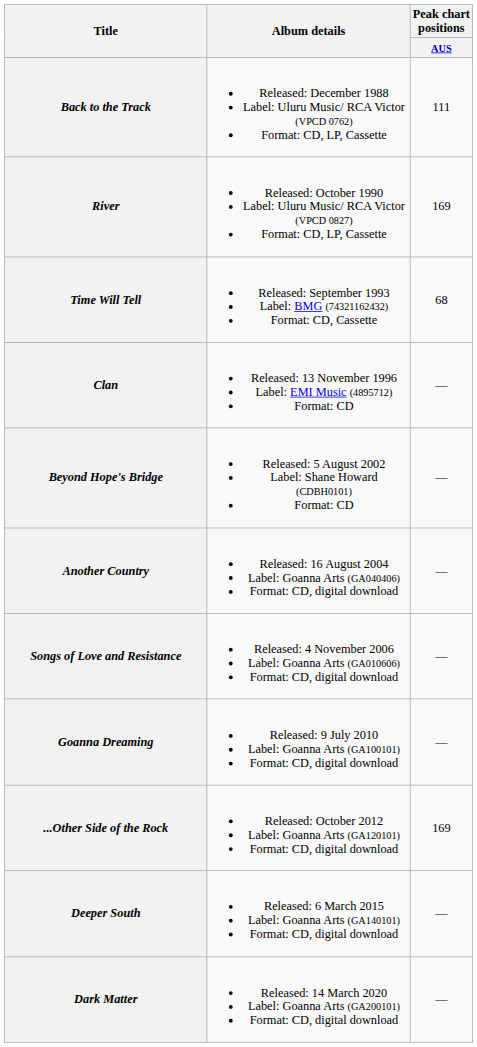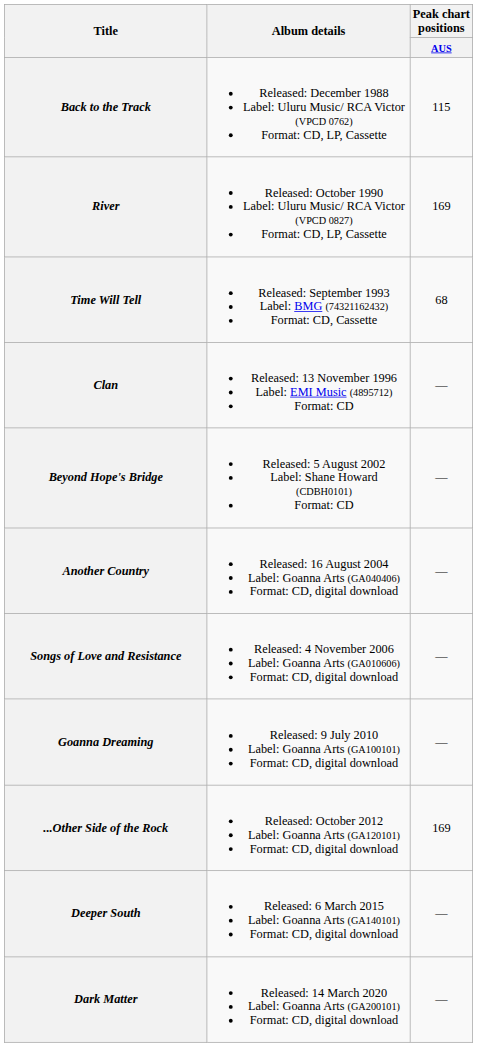(441, 107) 111 -> (441, 107) 115
